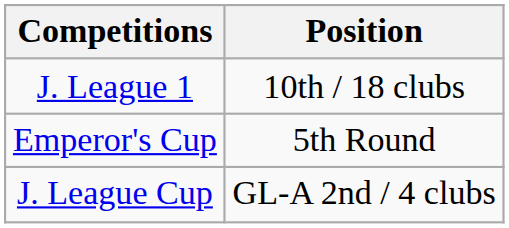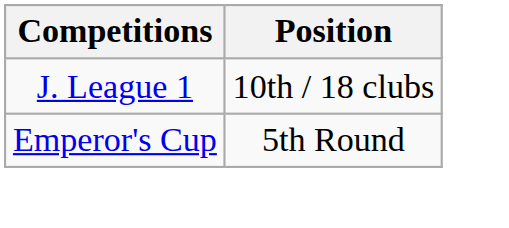- row: (115, 193)
